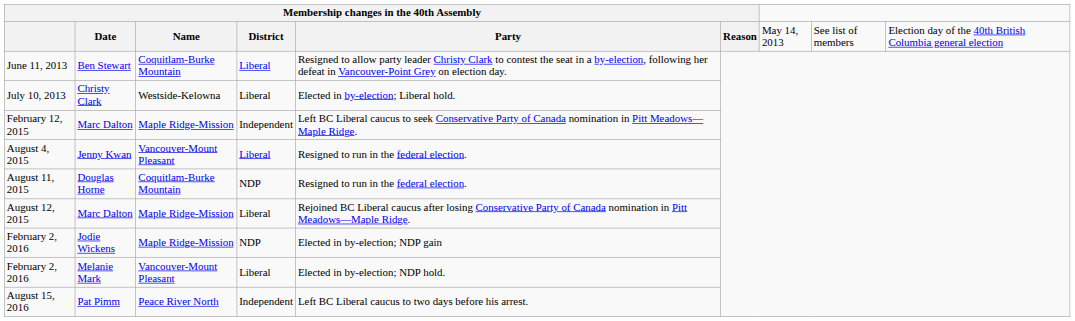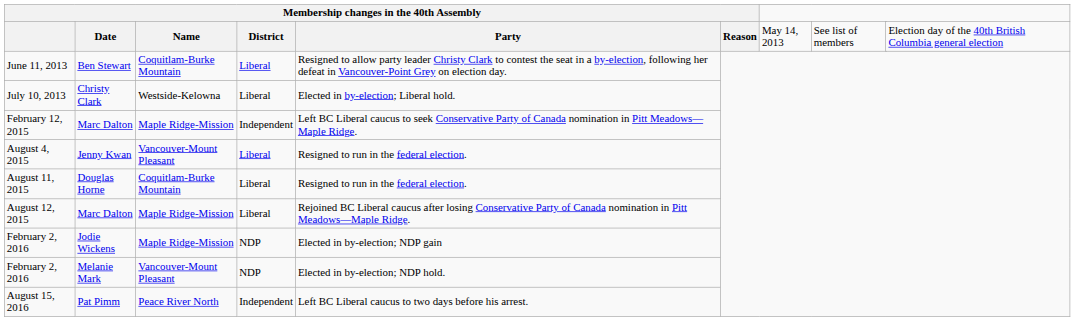(250, 183) NDP -> (255, 183) Liberal
(255, 272) Liberal -> (250, 272) NDP
